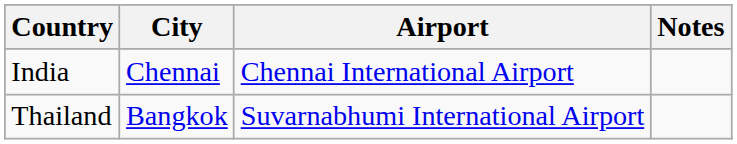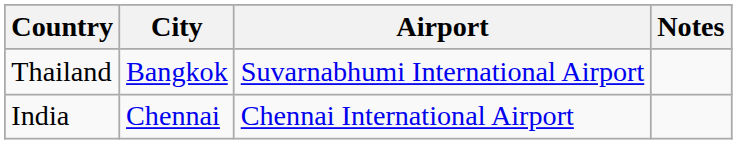rows swapped: (40, 71) <-> (61, 116)
